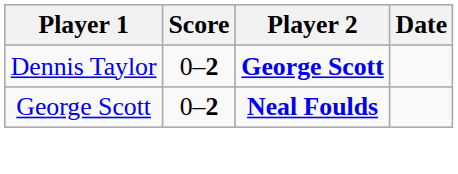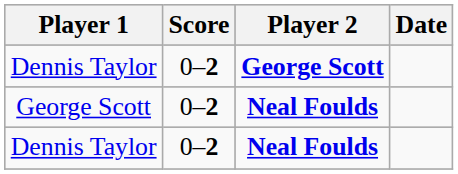+ row: (84, 147)
